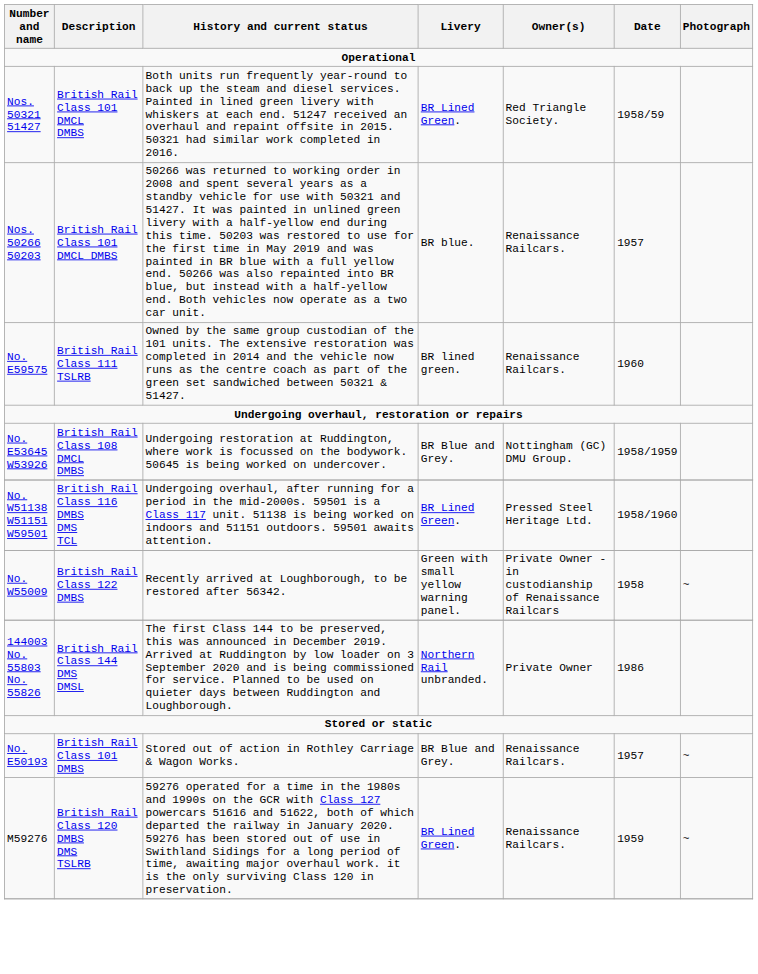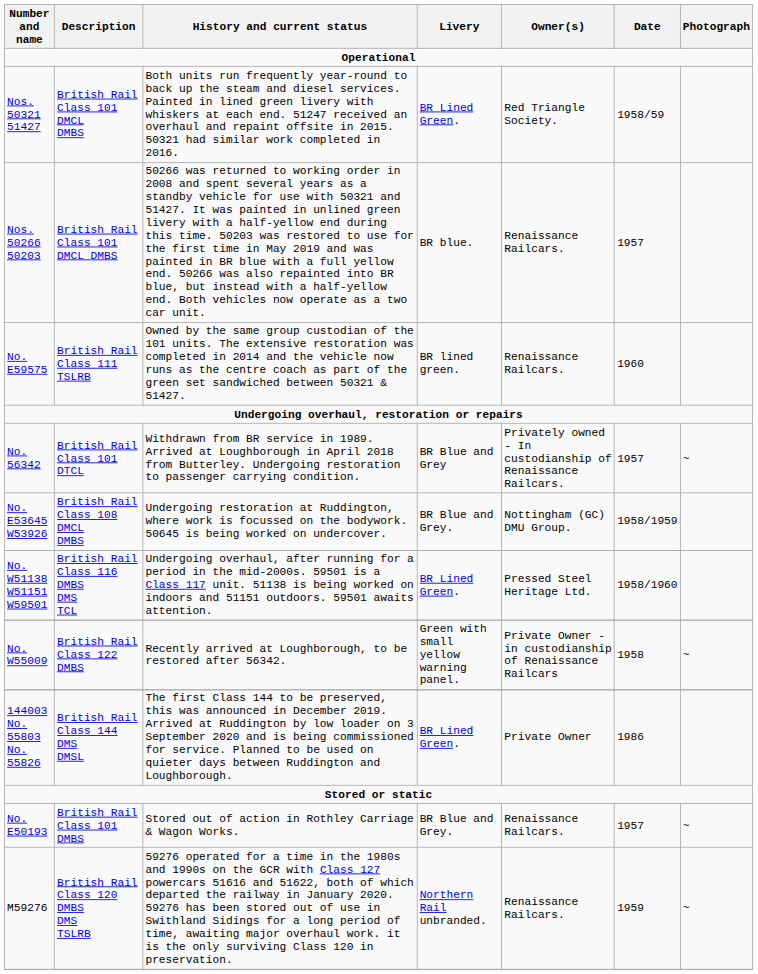+ row: (24, 458)
(454, 668) Northern Rail unbranded. -> (446, 738) BR Lined Green.
(448, 838) BR Lined Green. -> (453, 908) Northern Rail unbranded.
